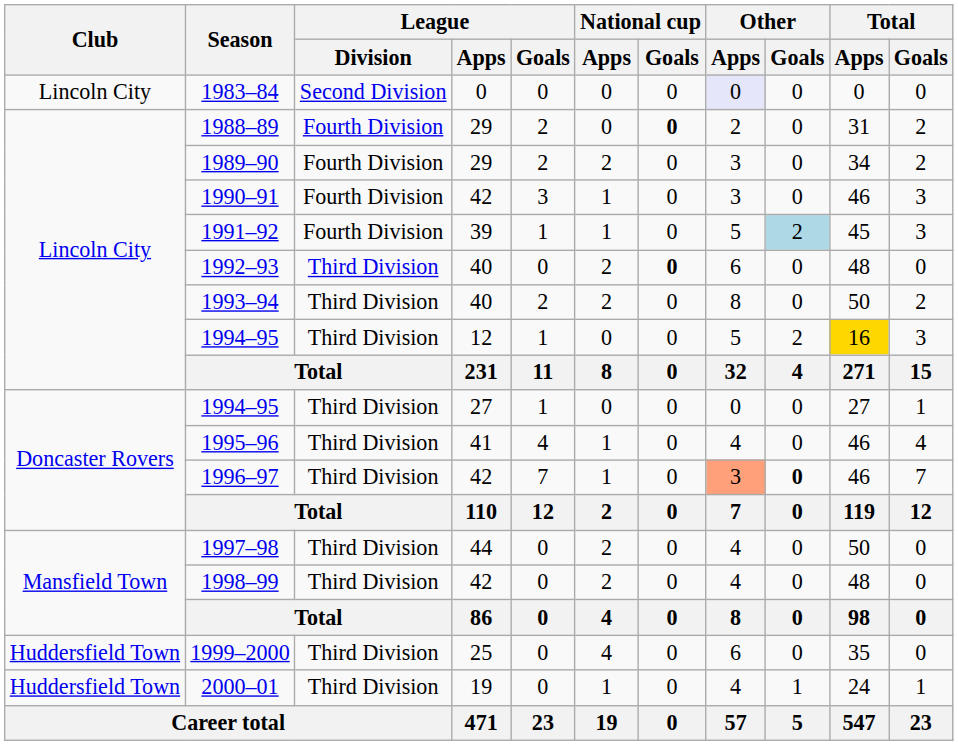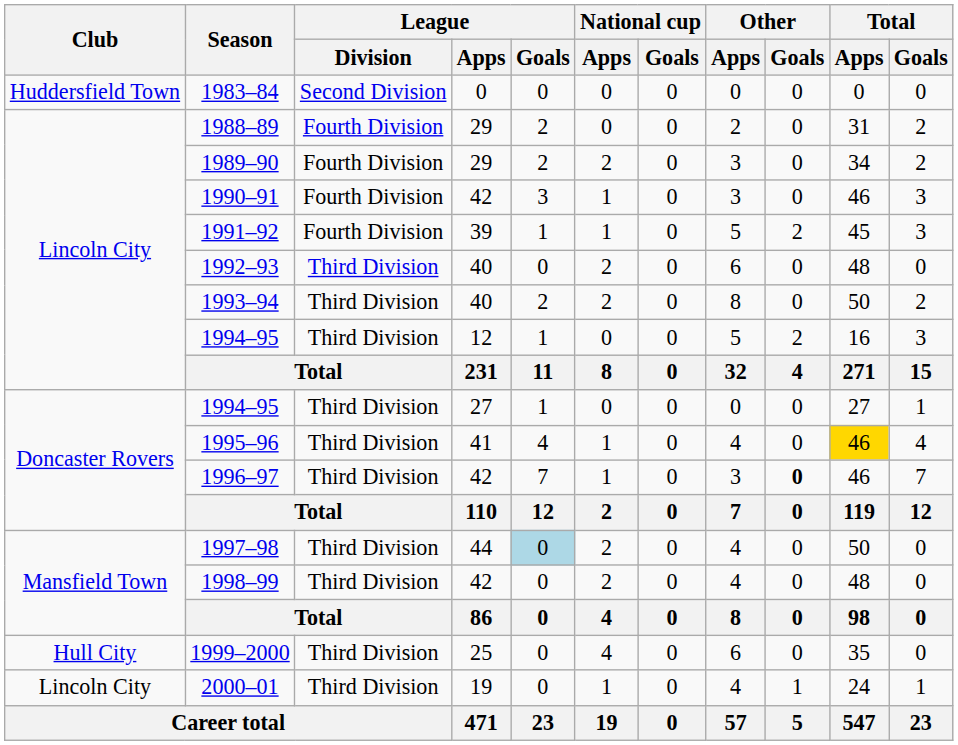(95, 92) Lincoln City -> (95, 92) Huddersfield Town
(736, 92) lavender background -> (736, 92) no background
(672, 127) bold -> (672, 127) normal
(797, 232) lightblue background -> (797, 232) no background
(672, 267) bold -> (672, 267) normal
(859, 337) gold background -> (859, 337) no background
(859, 442) no background -> (859, 442) gold background
(736, 477) lightsalmon background -> (736, 477) no background
(543, 547) no background -> (543, 547) lightblue background
(95, 652) Huddersfield Town -> (95, 652) Hull City
(95, 687) Huddersfield Town -> (95, 687) Lincoln City
